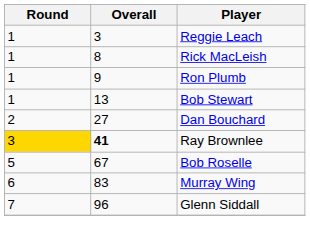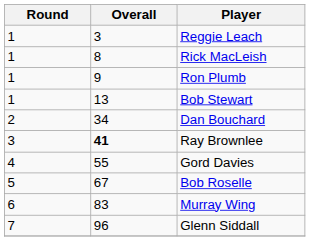(101, 120) 27 -> (101, 120) 34
(11, 141) gold background -> (11, 141) no background
+ row: (217, 162)
